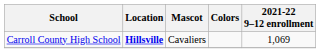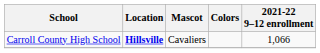(279, 39) 1,069 -> (279, 39) 1,066
